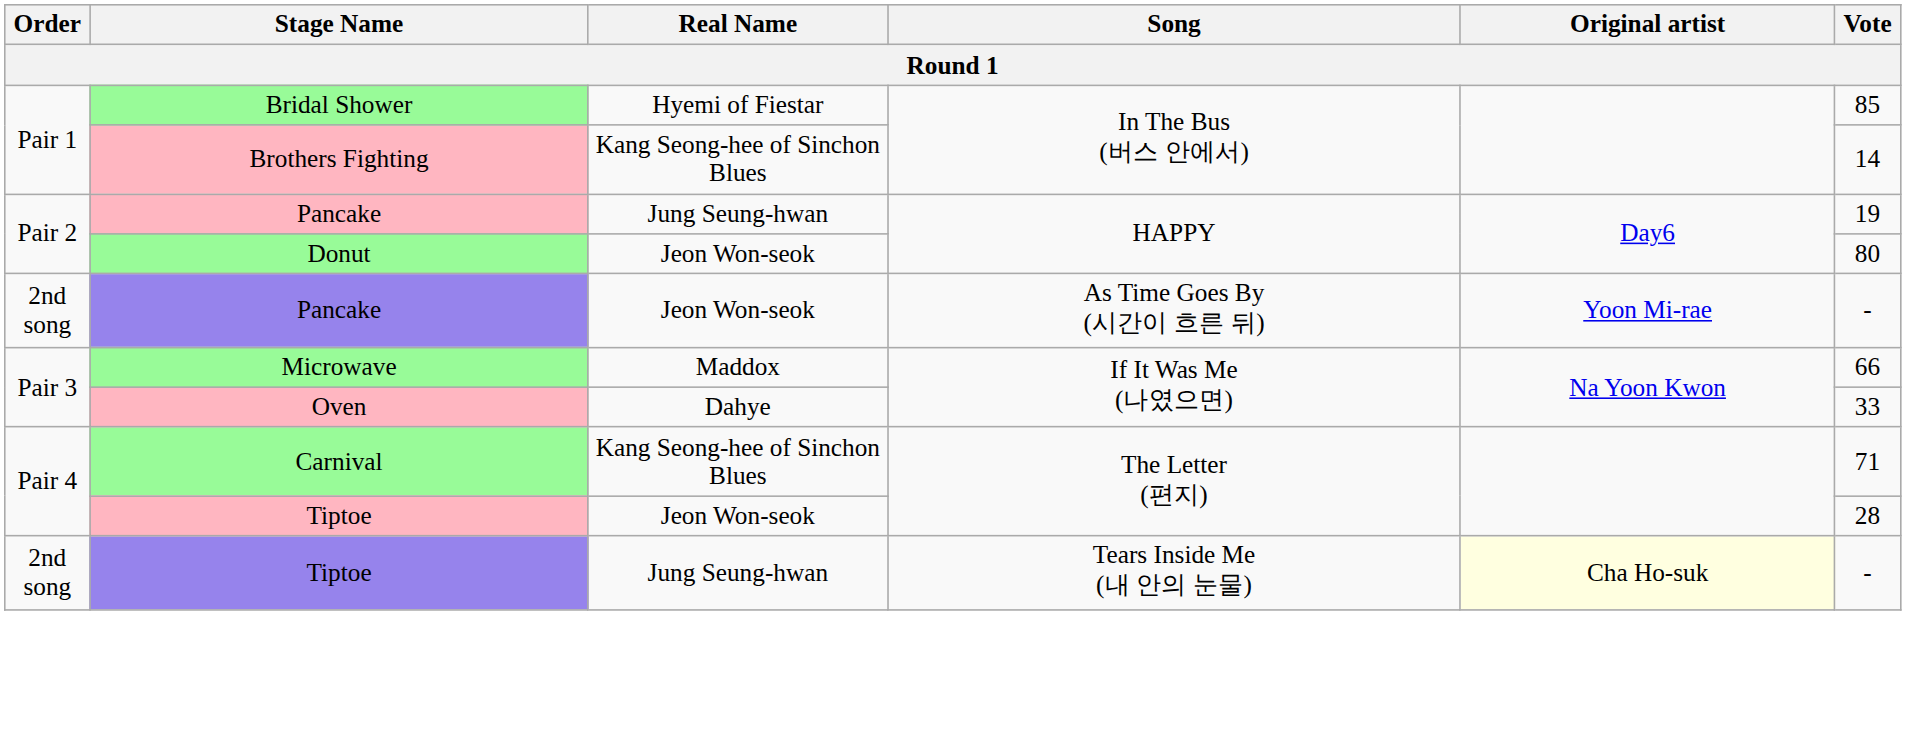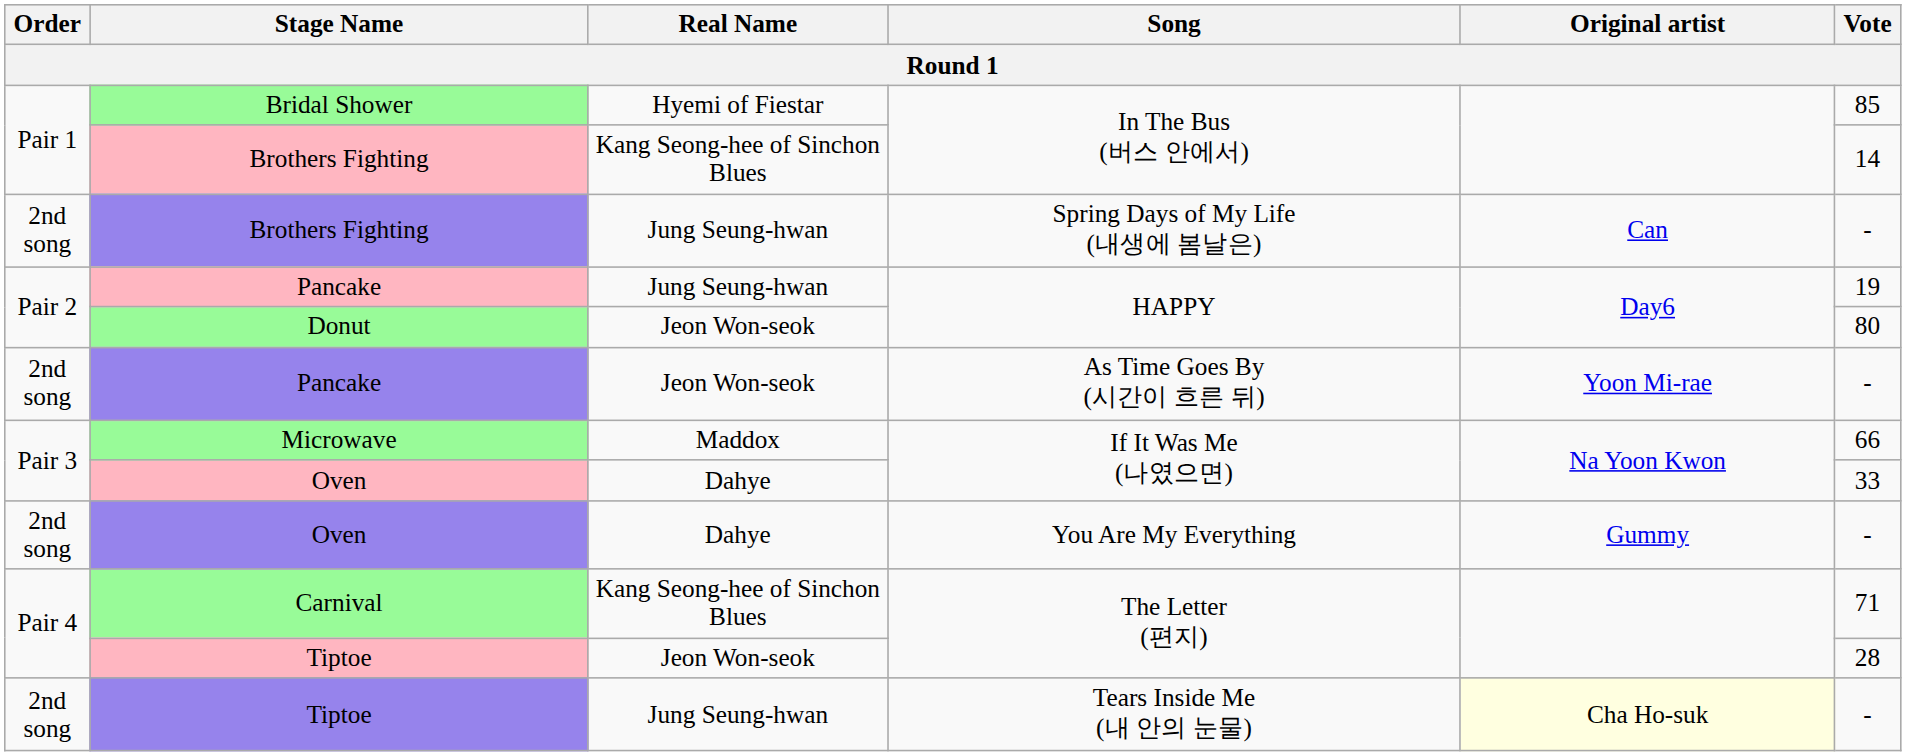+ row: (339, 229)
+ row: (339, 534)
